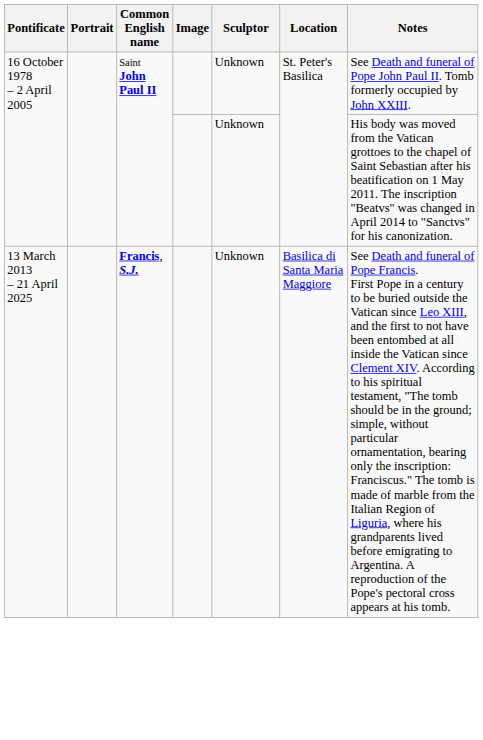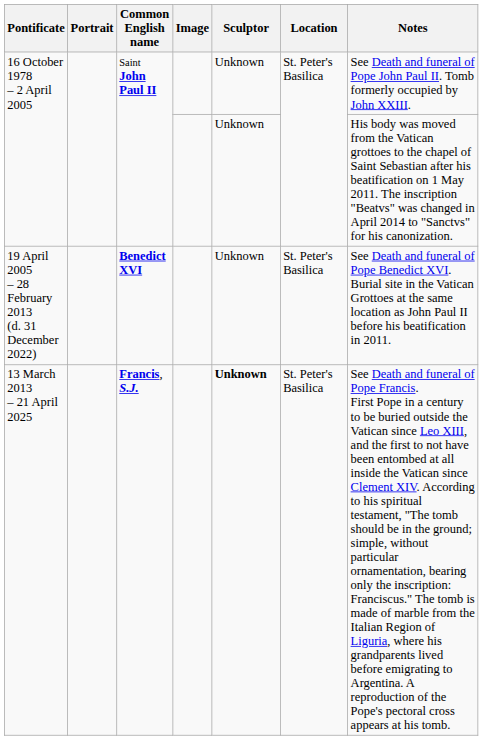+ row: (33, 305)
(239, 256) normal -> (241, 374) bold
(313, 270) Basilica di Santa Maria Maggiore -> (308, 381) St. Peter's Basilica
